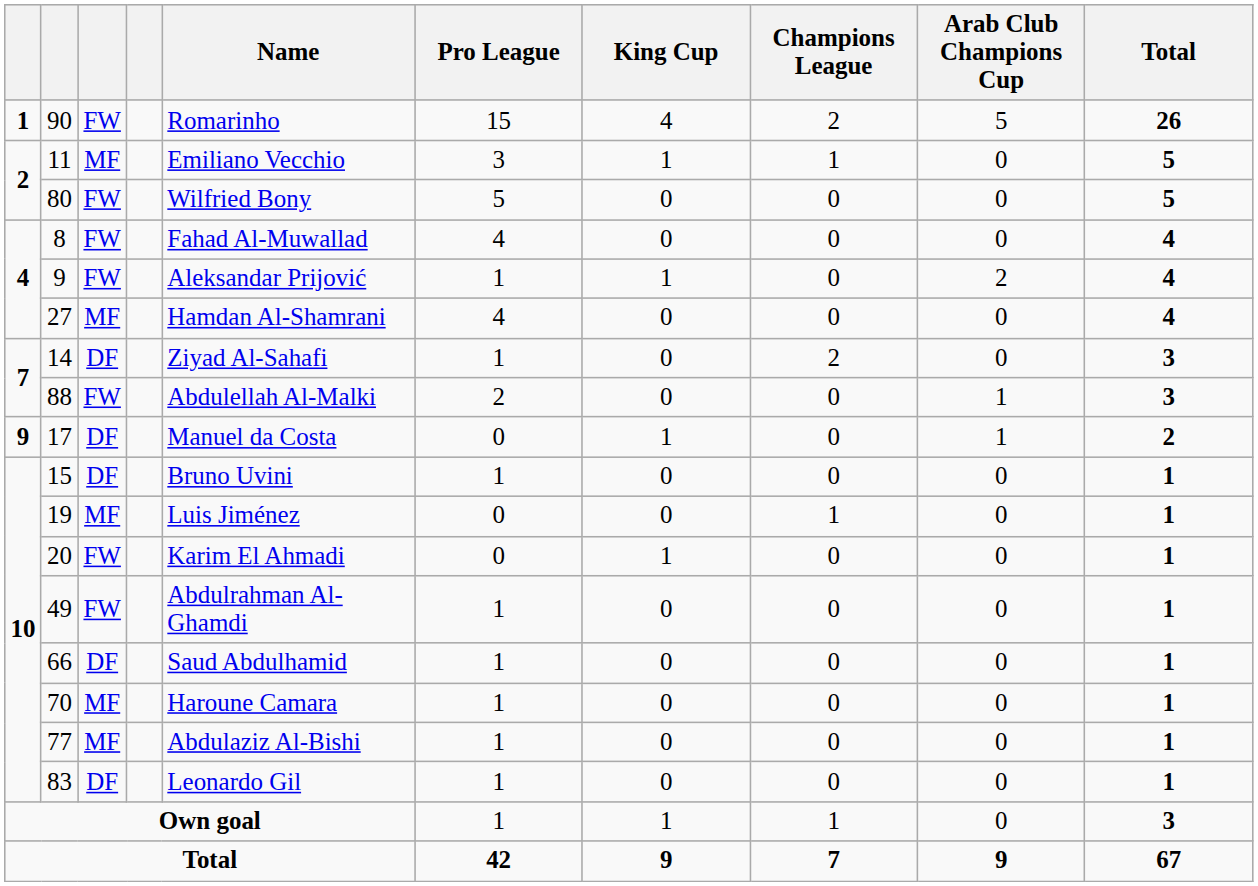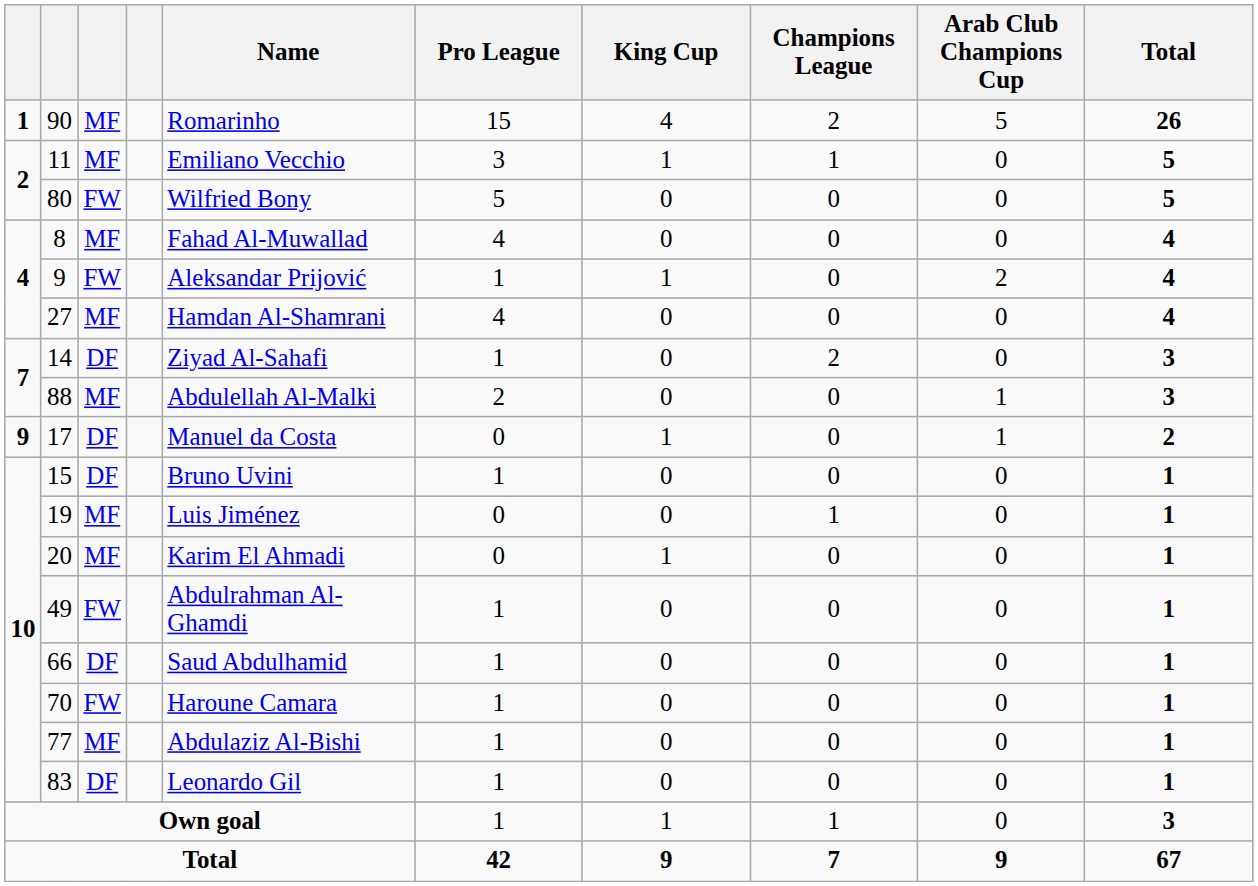(102, 120) FW -> (102, 120) MF
(102, 238) FW -> (102, 238) MF
(102, 397) FW -> (102, 397) MF
(102, 555) FW -> (102, 555) MF
(102, 702) MF -> (102, 702) FW
